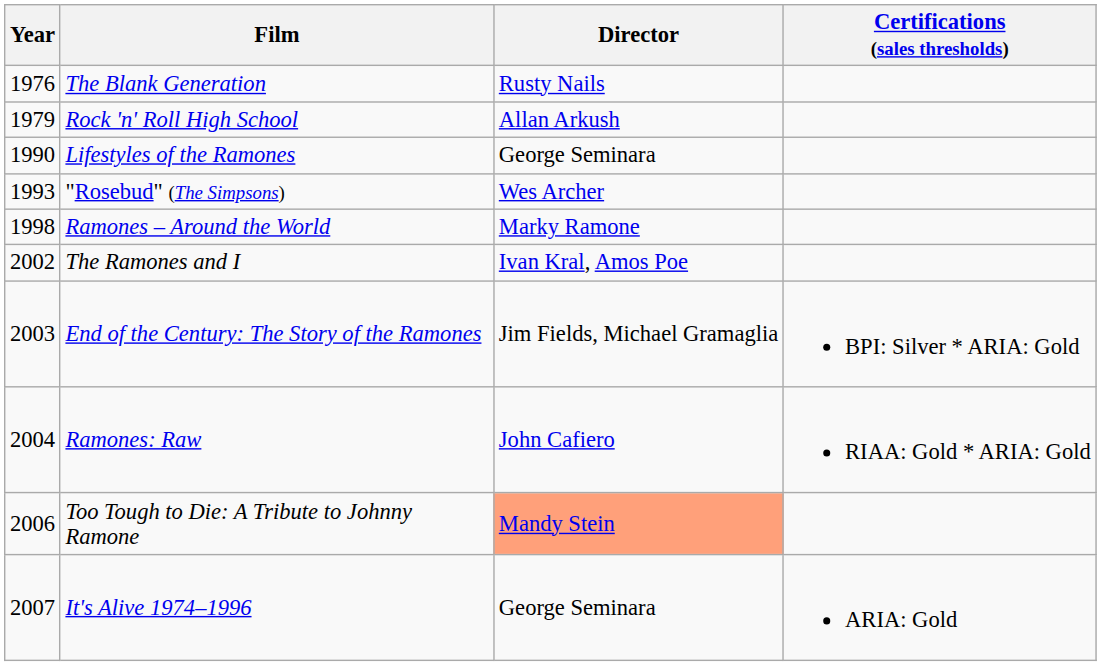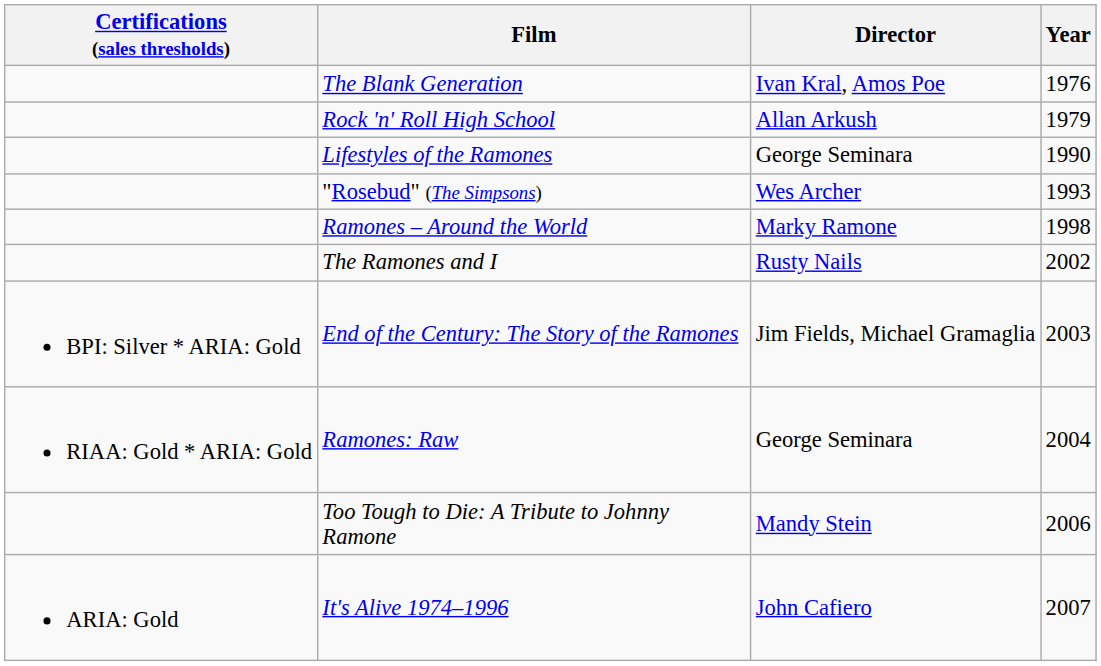columns swapped: (32, 35) <-> (940, 35)
(552, 83) Rusty Nails -> (850, 83) Ivan Kral, Amos Poe
(593, 262) Ivan Kral, Amos Poe -> (809, 262) Rusty Nails
(557, 439) John Cafiero -> (834, 439) George Seminara
(557, 523) lightsalmon background -> (814, 523) no background
(577, 607) George Seminara -> (814, 607) John Cafiero
